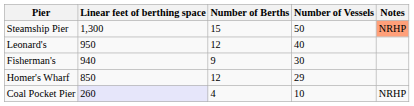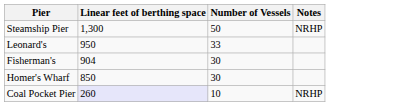- column: (250, 12)
(392, 28) lightsalmon background -> (309, 28) no background
(299, 45) 40 -> (216, 45) 33
(88, 61) 940 -> (88, 61) 904
(299, 77) 29 -> (216, 77) 30
